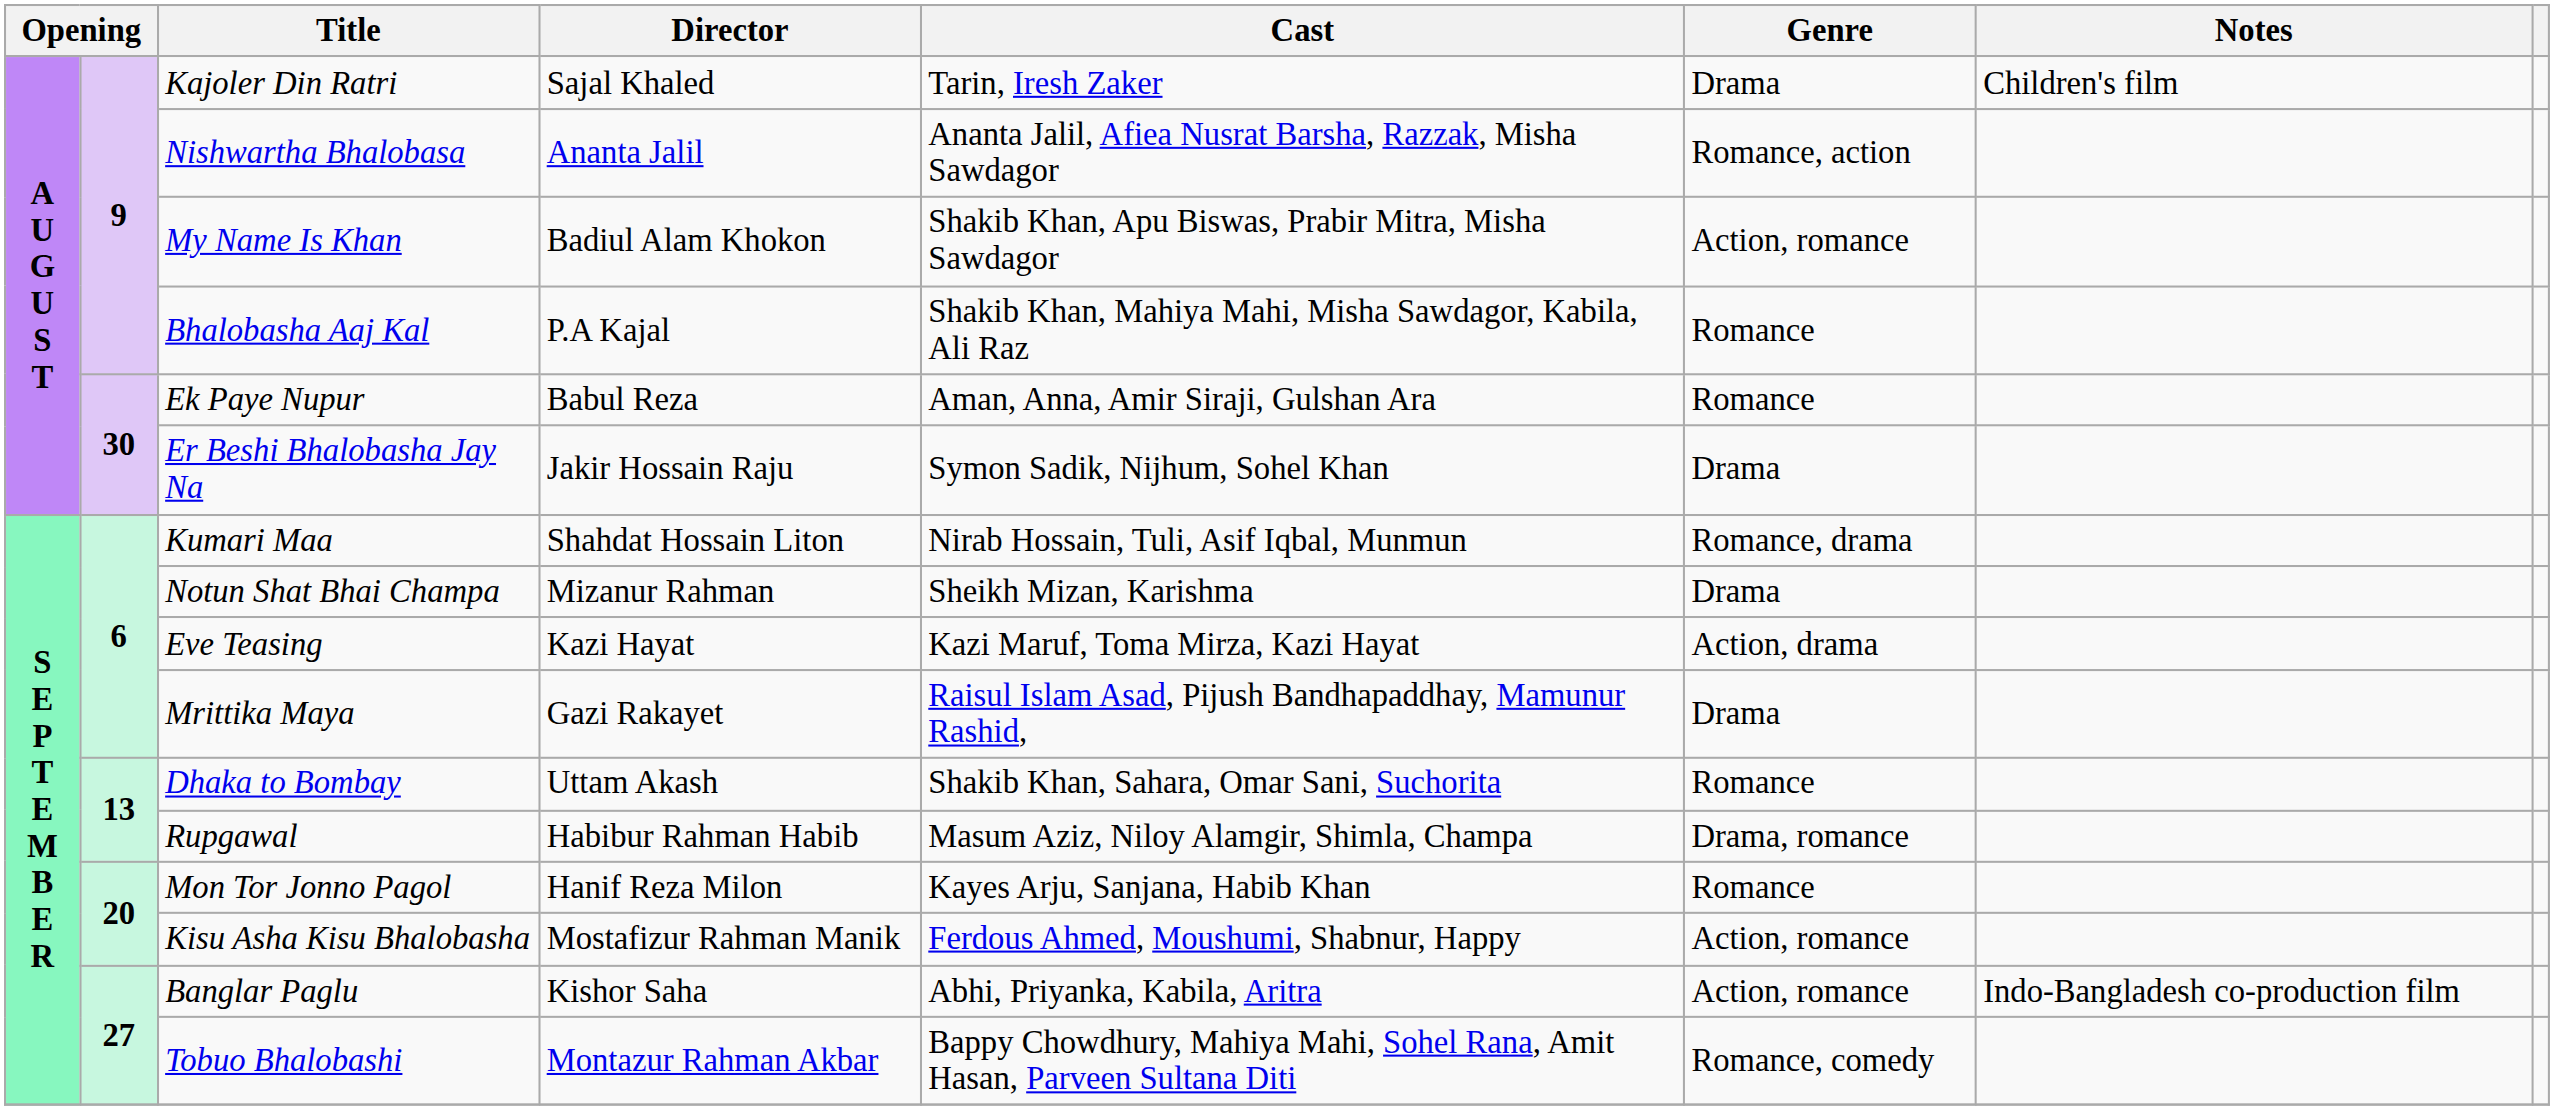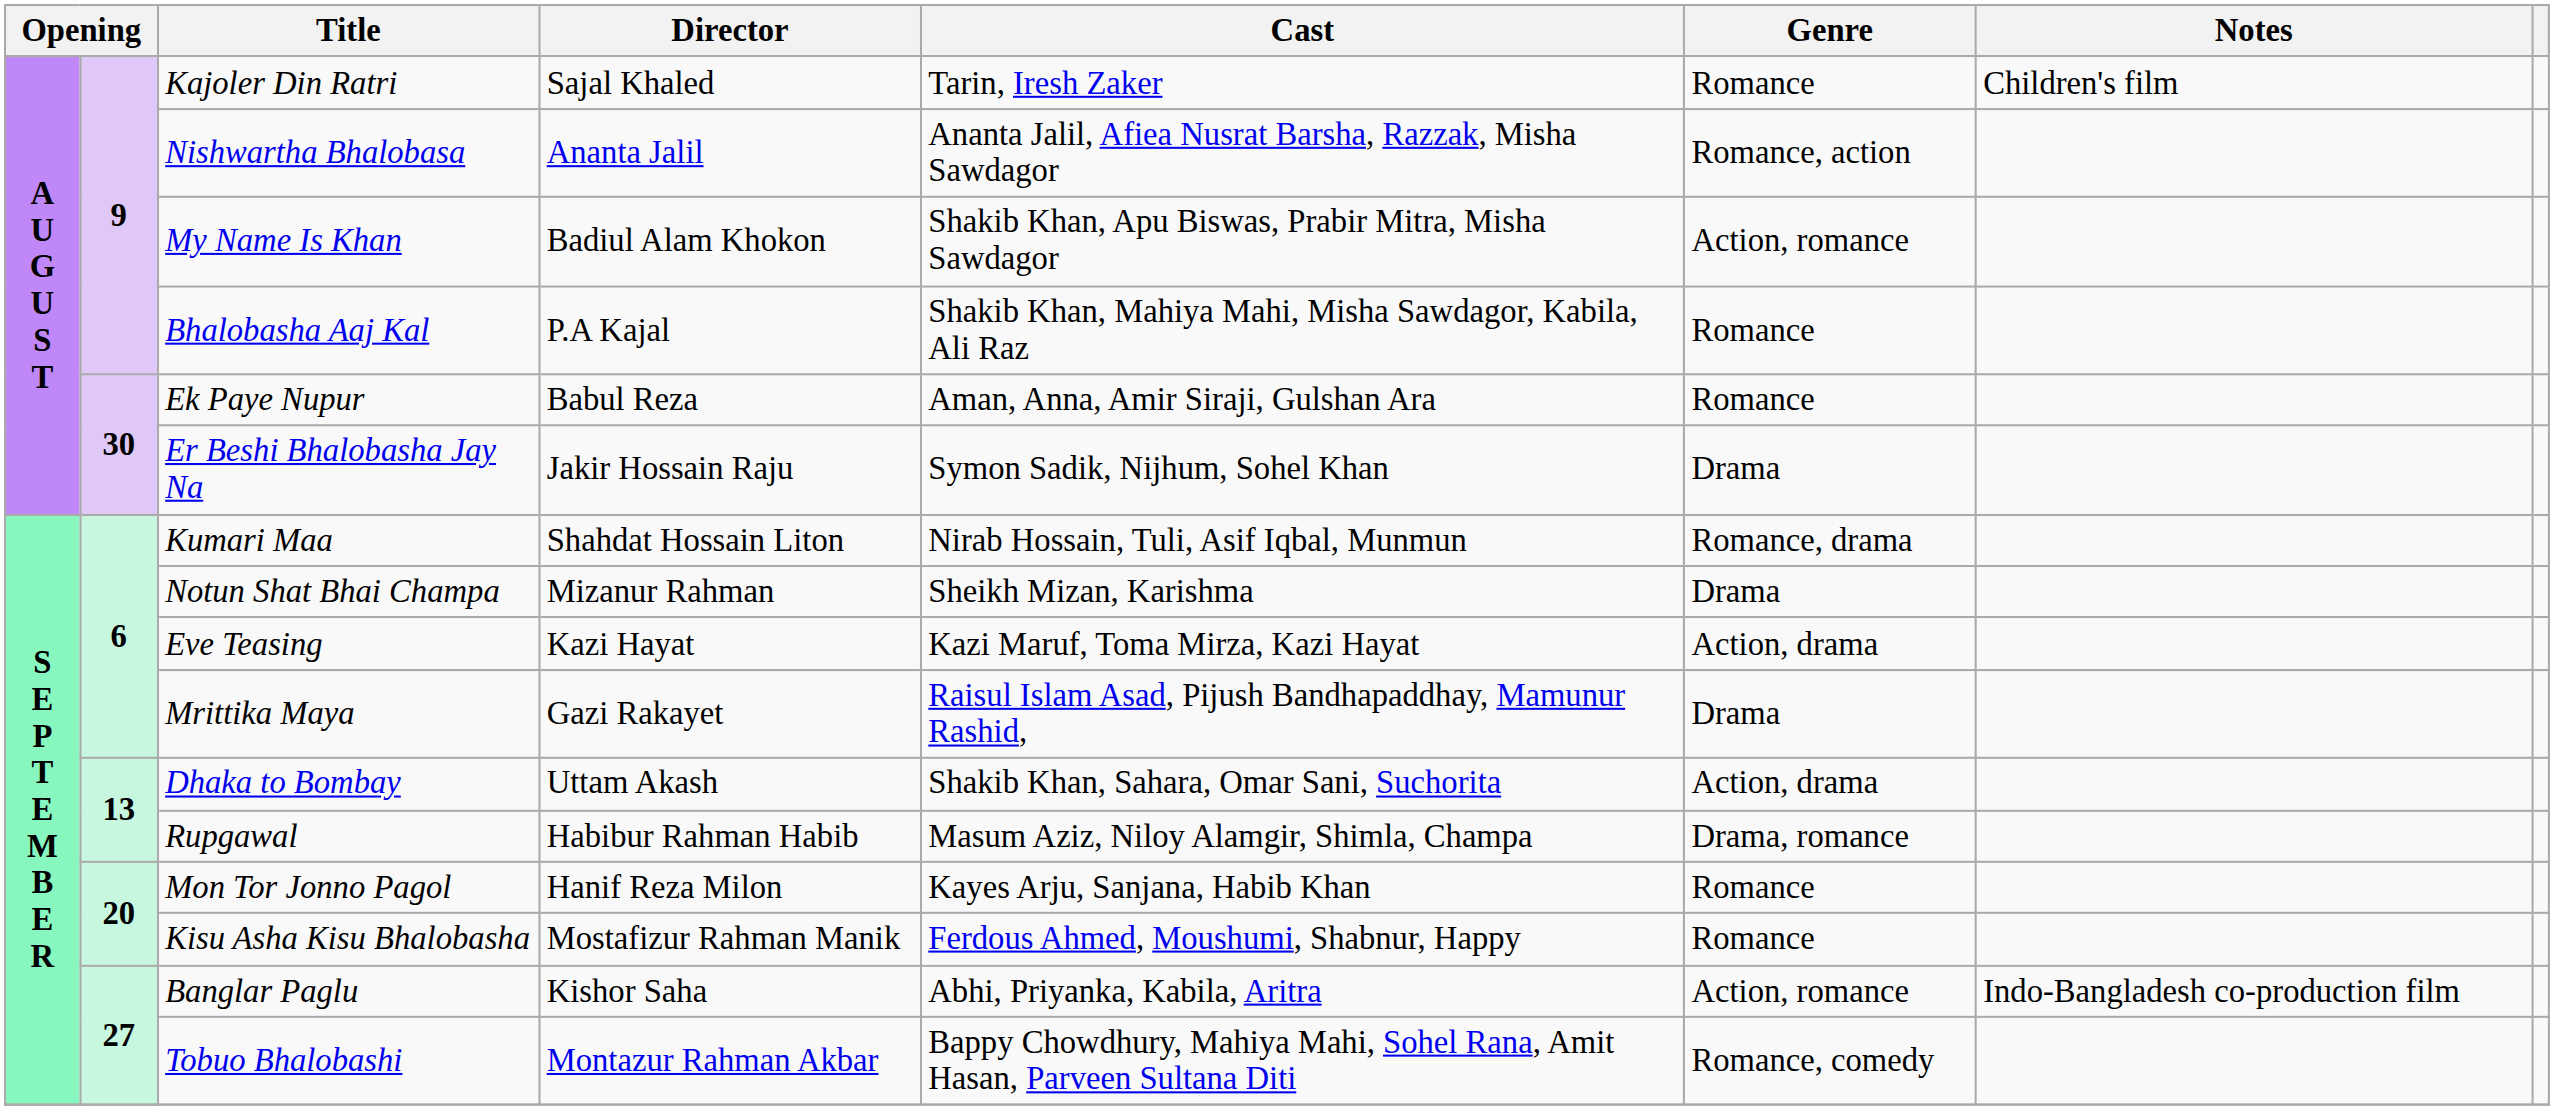(1736, 82) Drama -> (1753, 82) Romance
(1753, 783) Romance -> (1785, 783) Action, drama
(1800, 938) Action, romance -> (1753, 938) Romance
